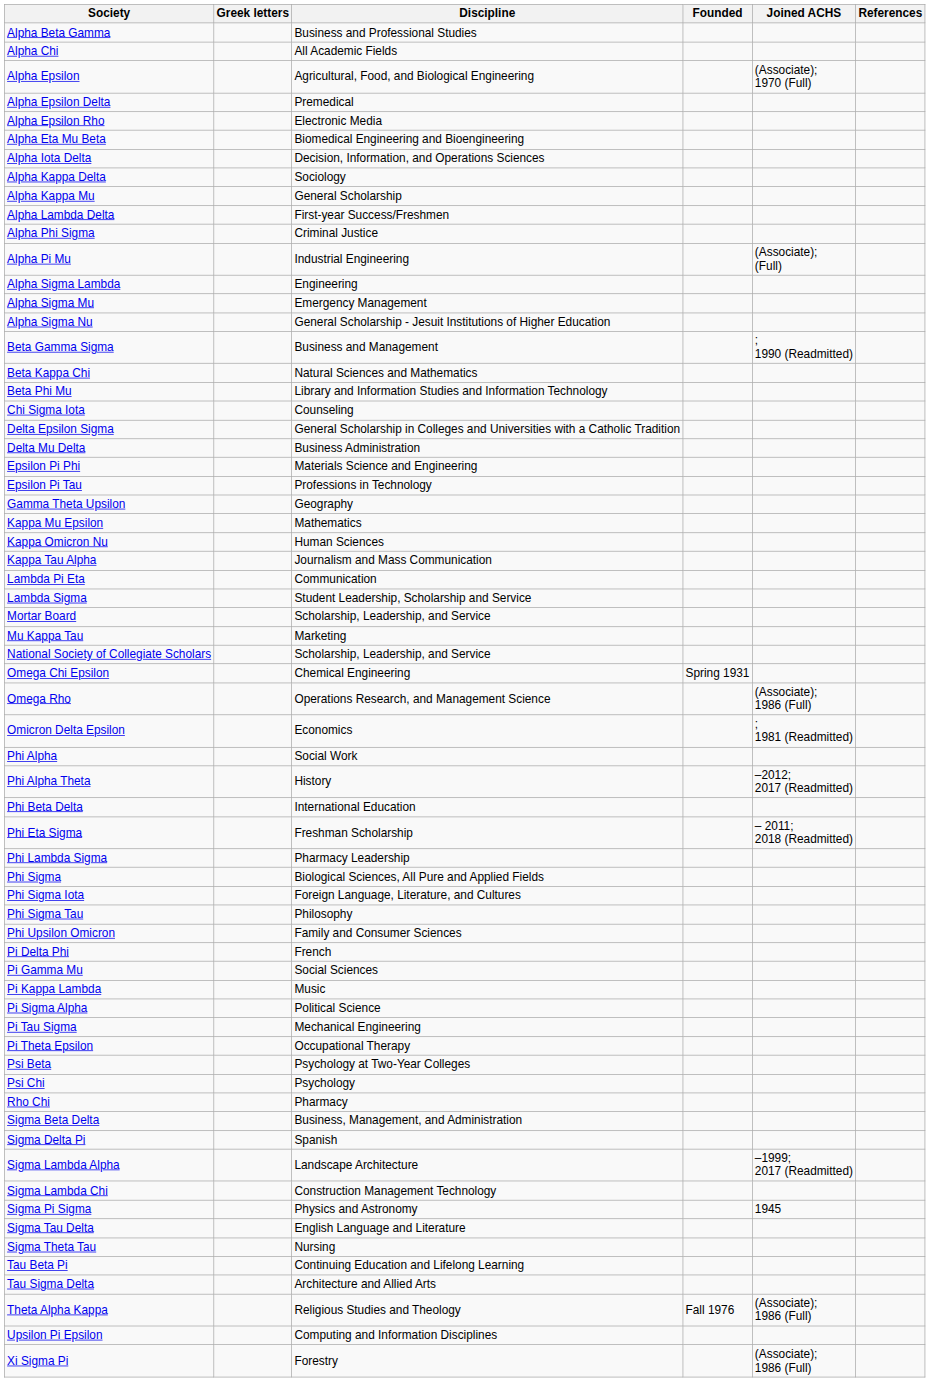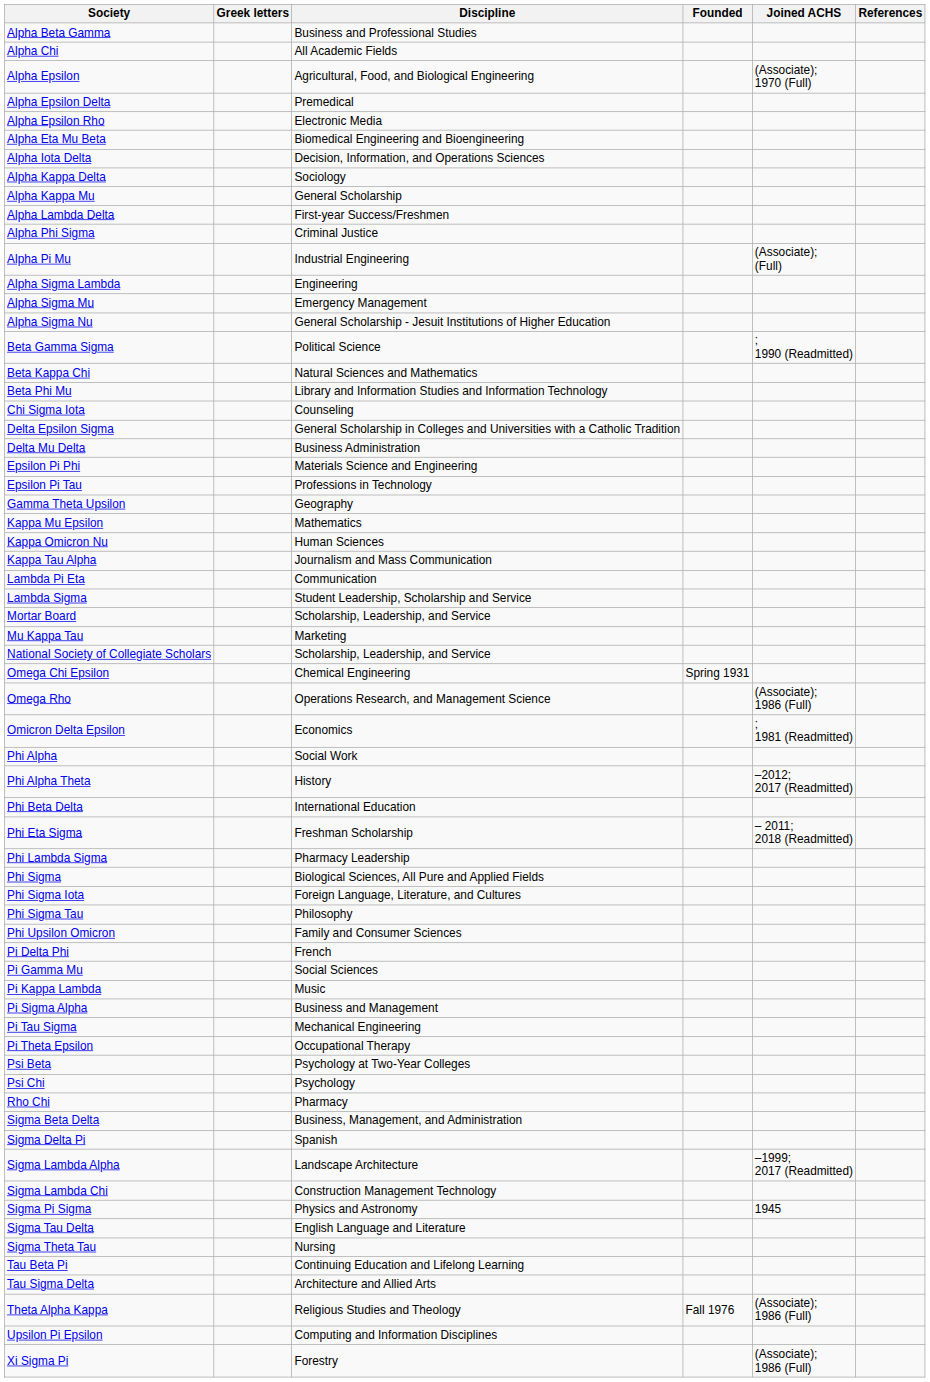(366, 347) Business and Management -> (338, 347) Political Science
(338, 1008) Political Science -> (366, 1008) Business and Management
